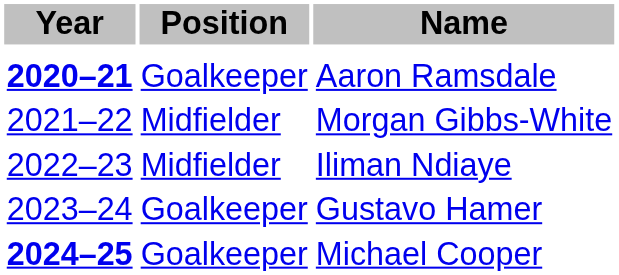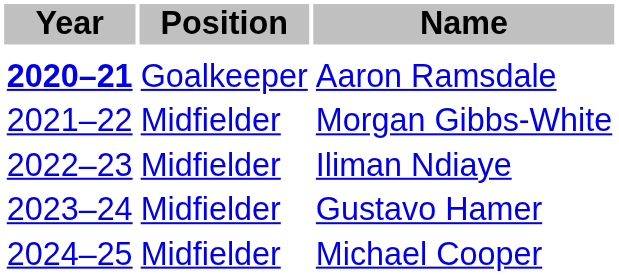(224, 209) Goalkeeper -> (211, 209) Midfielder
(70, 254) bold -> (70, 254) normal
(224, 254) Goalkeeper -> (211, 254) Midfielder
